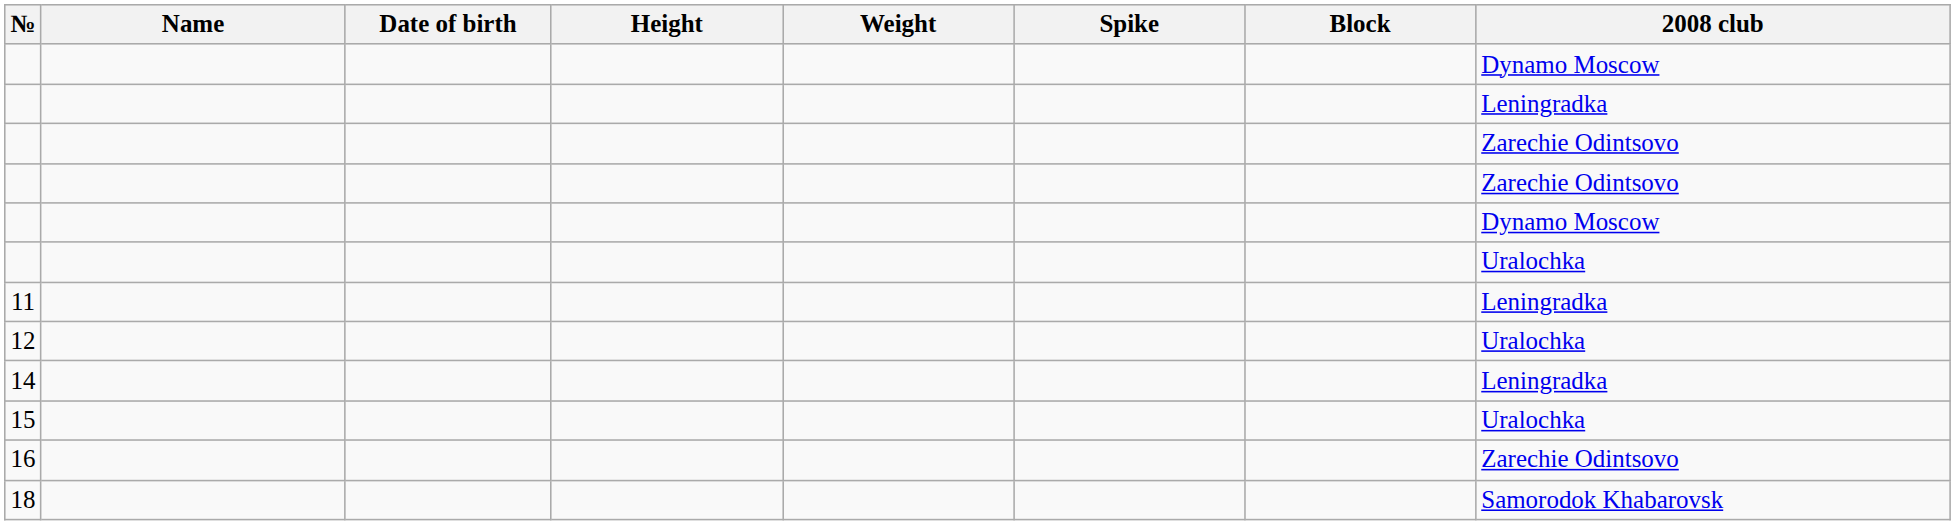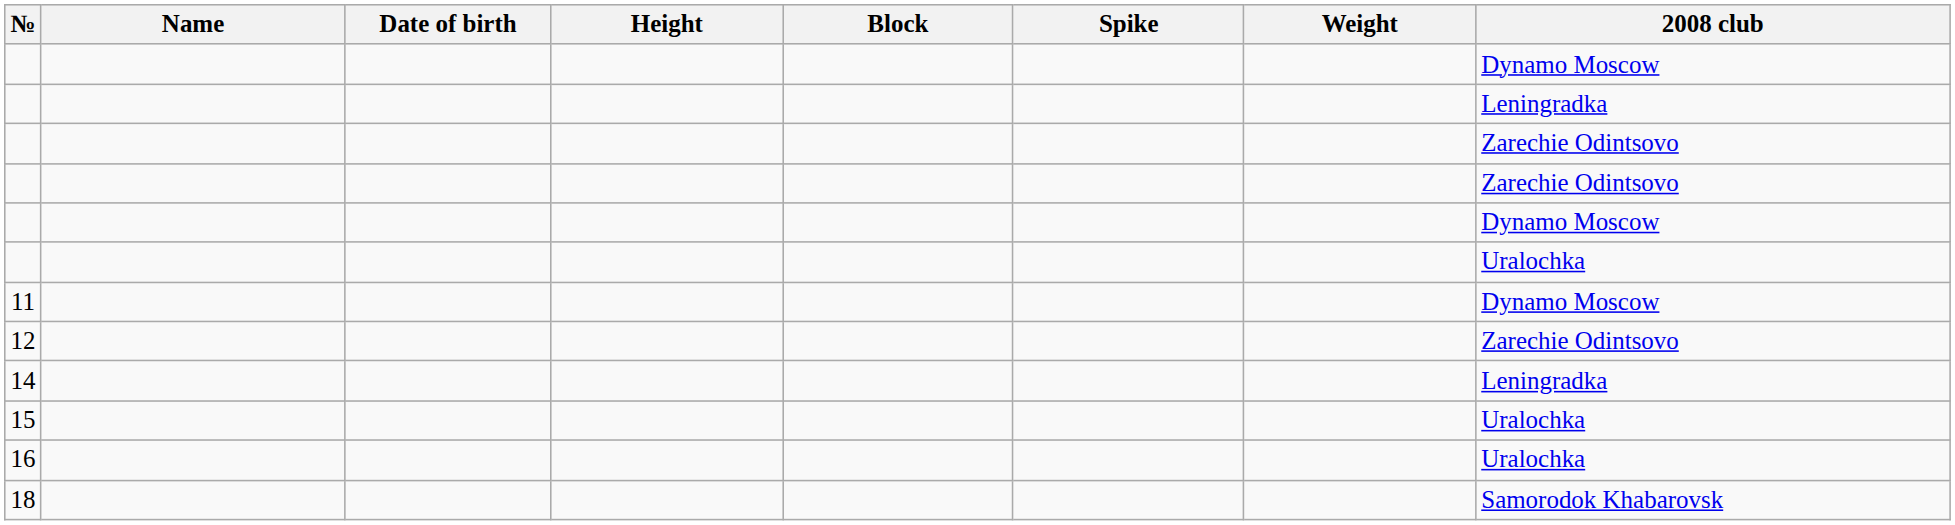columns swapped: (898, 24) <-> (1360, 24)
(1544, 301) Leningradka -> (1570, 301) Dynamo Moscow
(1533, 340) Uralochka -> (1580, 340) Zarechie Odintsovo
(1580, 459) Zarechie Odintsovo -> (1533, 459) Uralochka
